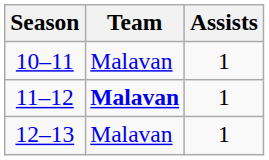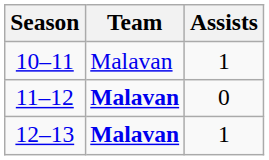(224, 97) 1 -> (224, 97) 0
(131, 135) normal -> (135, 135) bold
